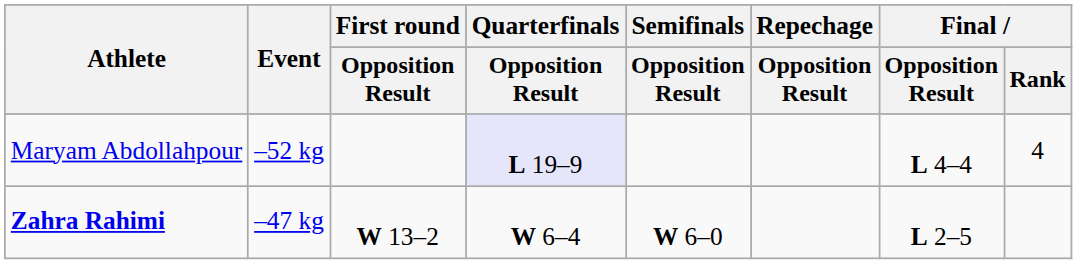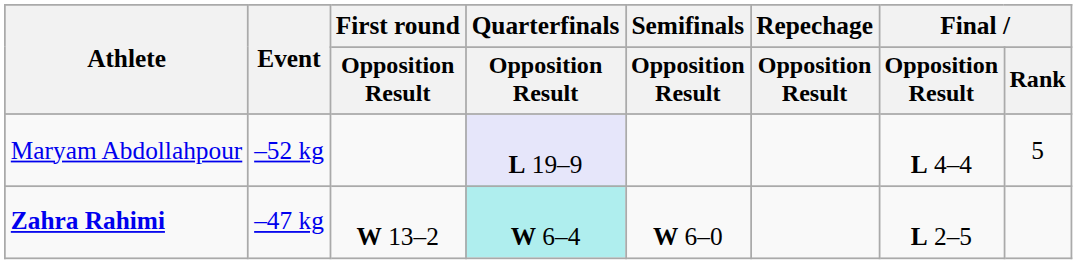(1038, 150) 4 -> (1038, 150) 5
(545, 236) no background -> (545, 236) paleturquoise background
